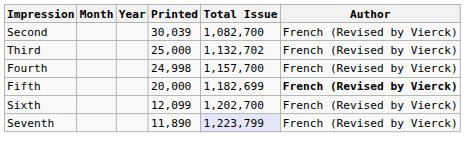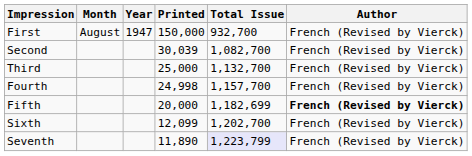+ row: (24, 32)
(234, 50) 1,132,702 -> (240, 68) 1,132,700
